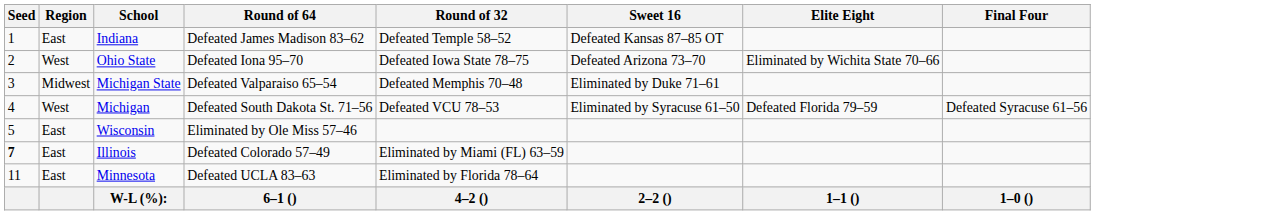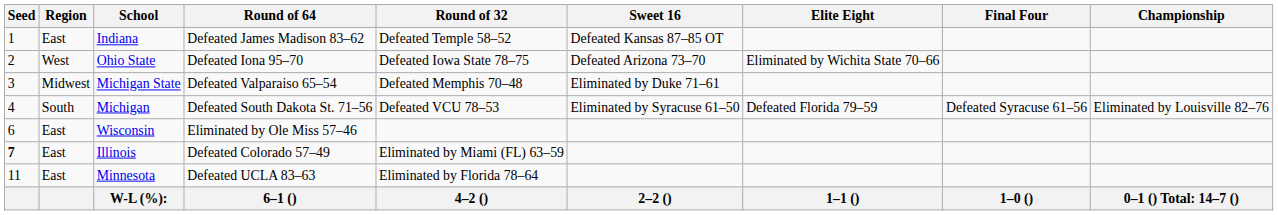+ column: (1181, 16)
(55, 107) West -> (58, 107) South
(11, 130) 5 -> (11, 130) 6
